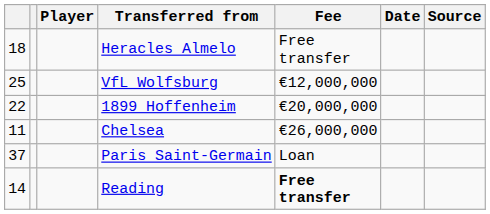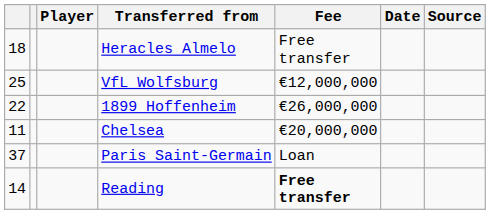(328, 107) €20,000,000 -> (328, 107) €26,000,000
(328, 131) €26,000,000 -> (328, 131) €20,000,000
